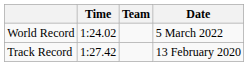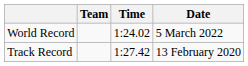columns swapped: (98, 14) <-> (136, 14)
